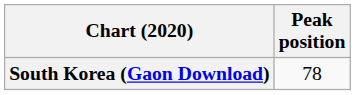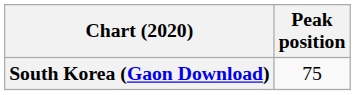(312, 73) 78 -> (312, 73) 75
